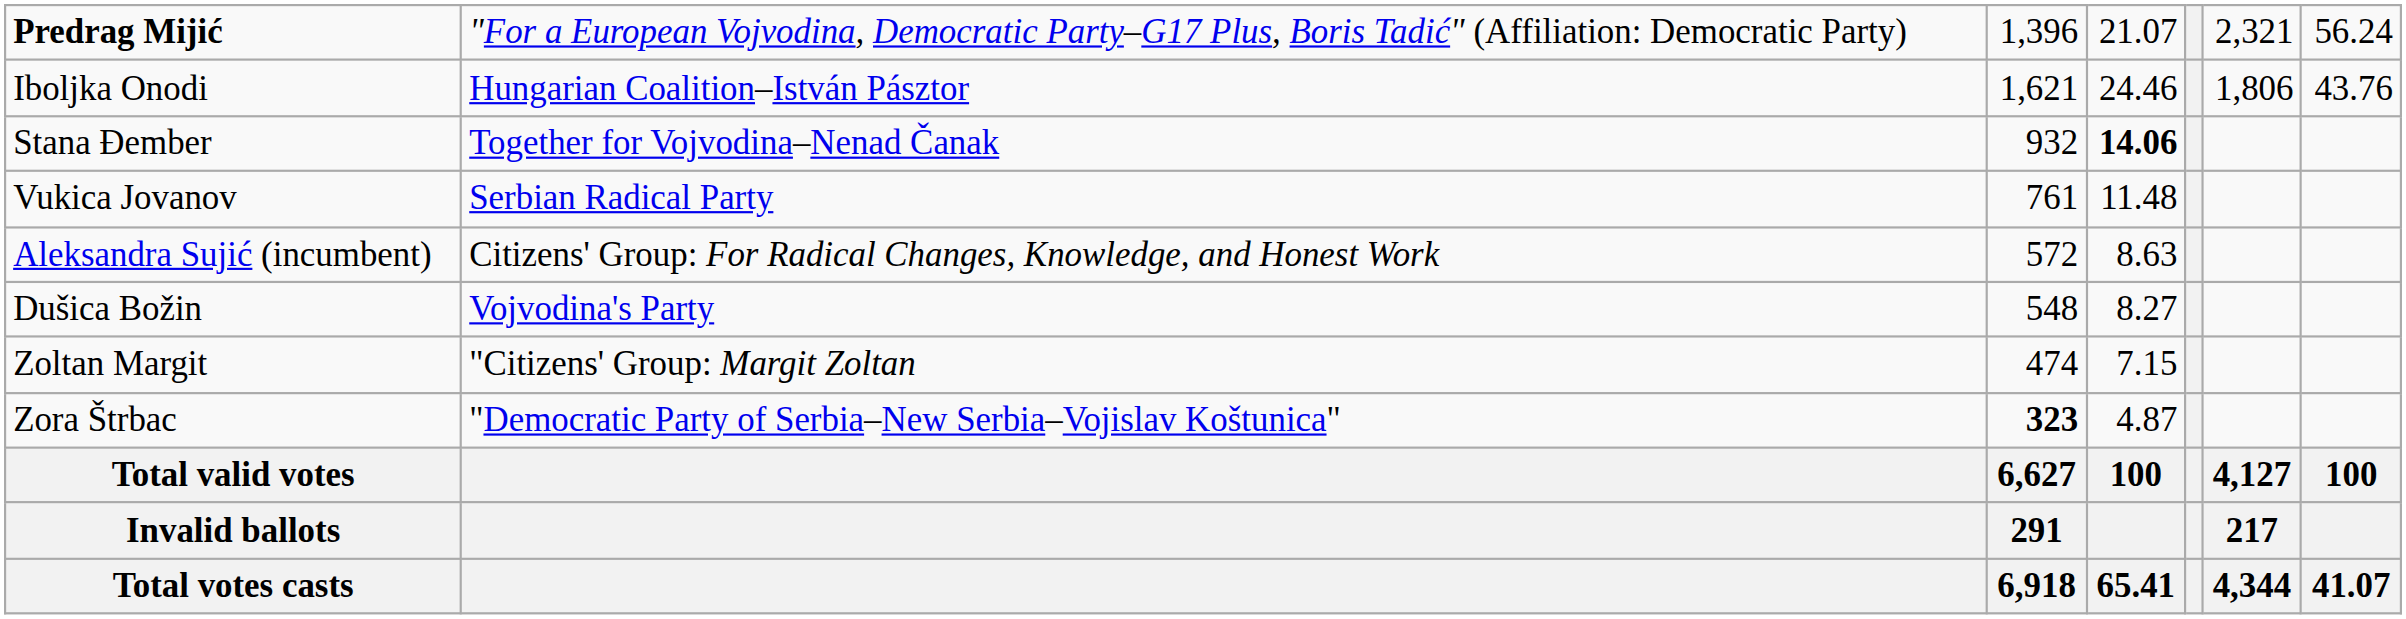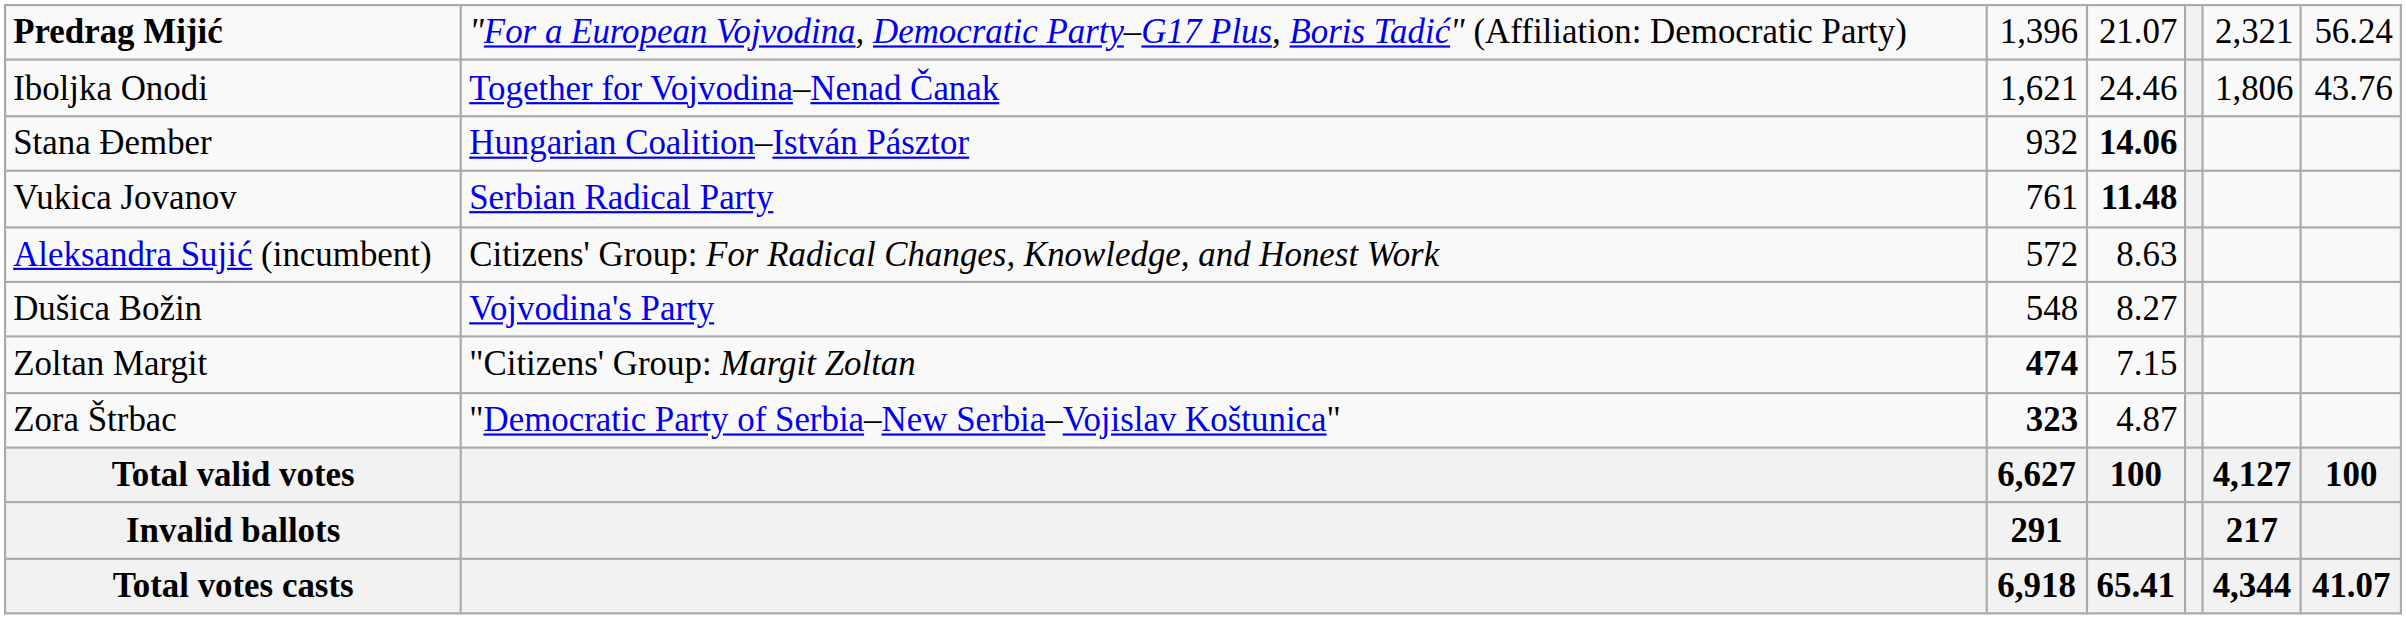(719, 87) Hungarian Coalition–István Pásztor -> (734, 87) Together for Vojvodina–Nenad Čanak
(734, 142) Together for Vojvodina–Nenad Čanak -> (719, 142) Hungarian Coalition–István Pásztor
(2139, 198) normal -> (2139, 198) bold
(2052, 364) normal -> (2052, 364) bold
